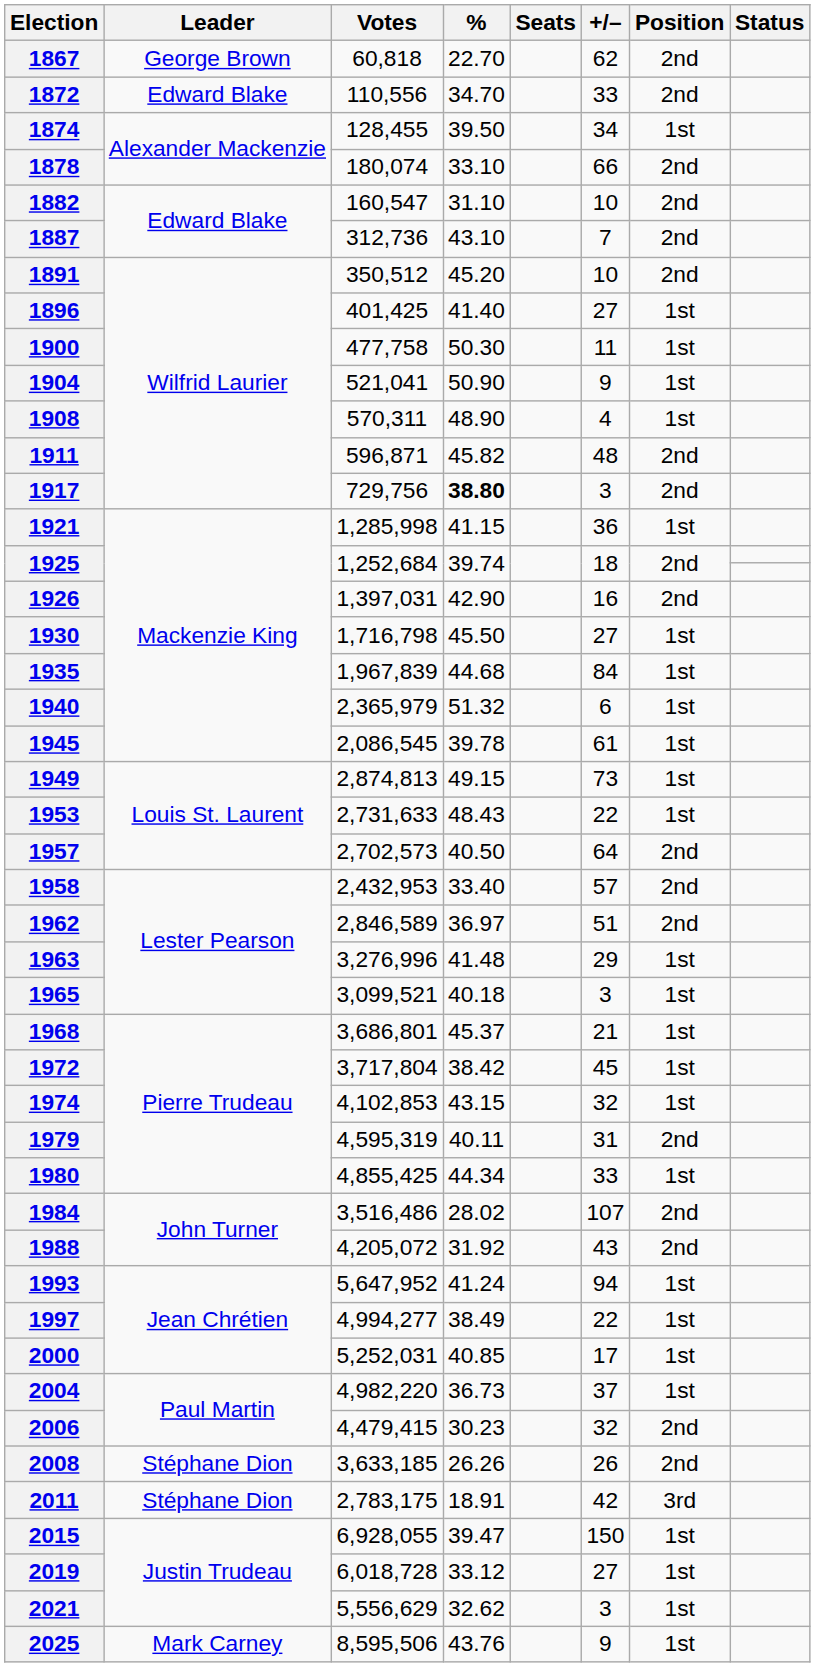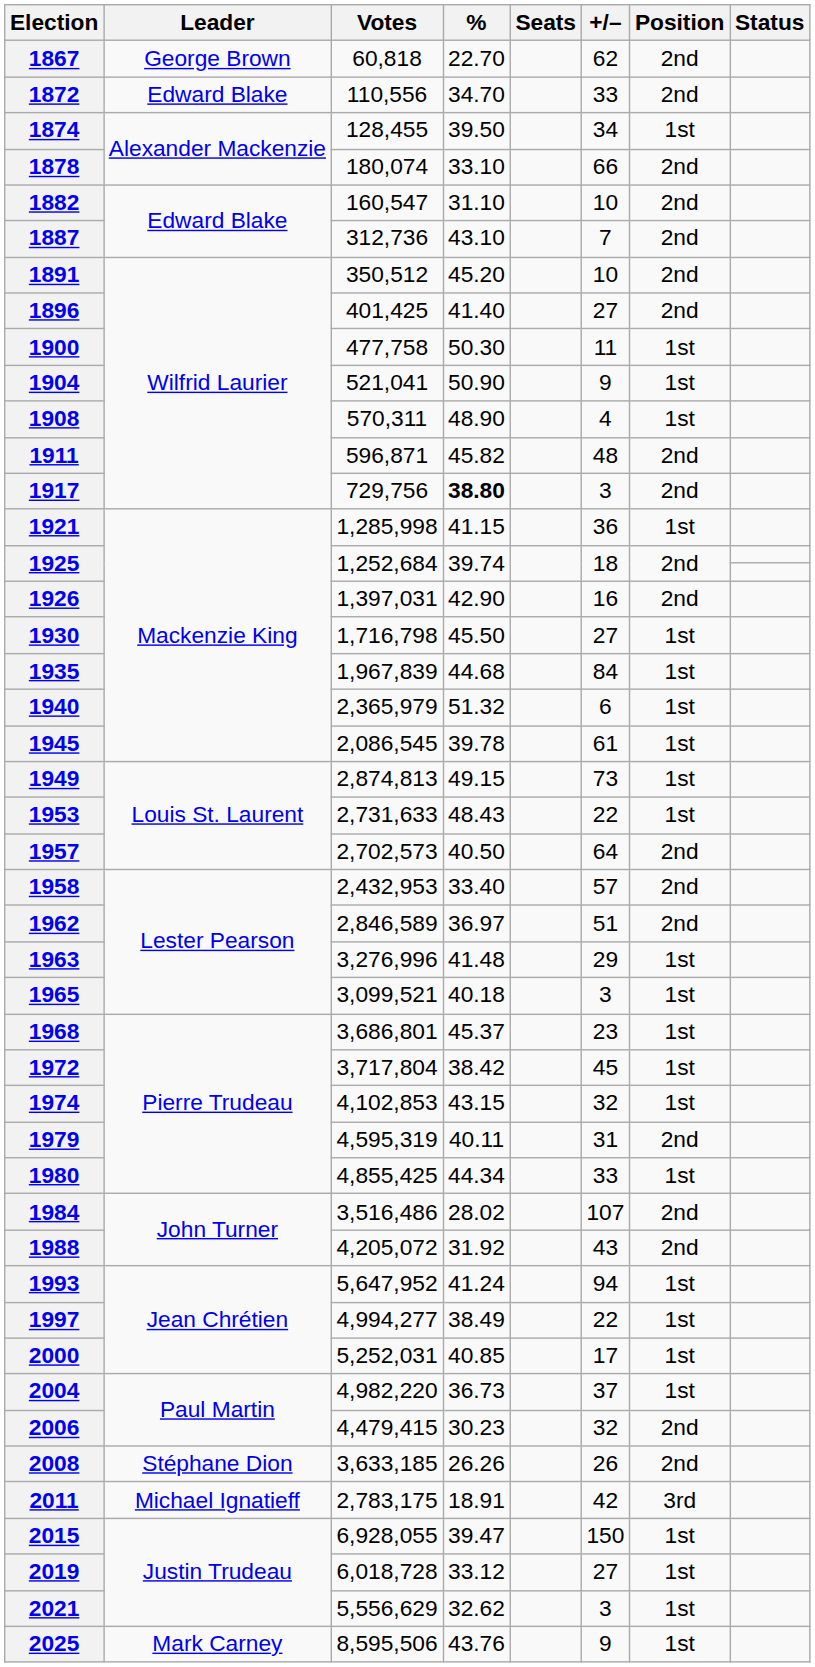(680, 310) 1st -> (680, 310) 2nd
(605, 1031) 21 -> (605, 1031) 23
(217, 1499) Stéphane Dion -> (217, 1499) Michael Ignatieff
